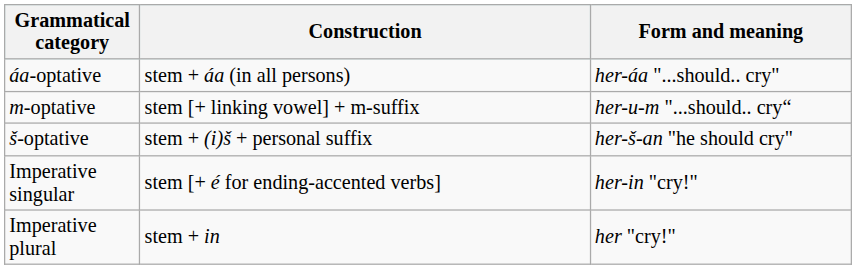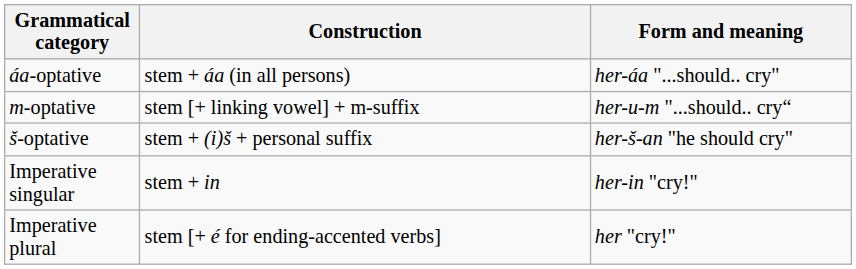(293, 182) stem [+ é for ending-accented verbs] -> (182, 182) stem + in
(182, 237) stem + in -> (293, 237) stem [+ é for ending-accented verbs]
